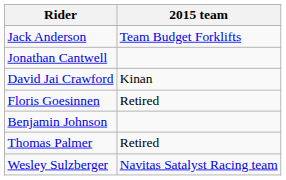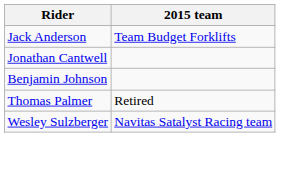- row: (61, 79)
- row: (54, 100)
